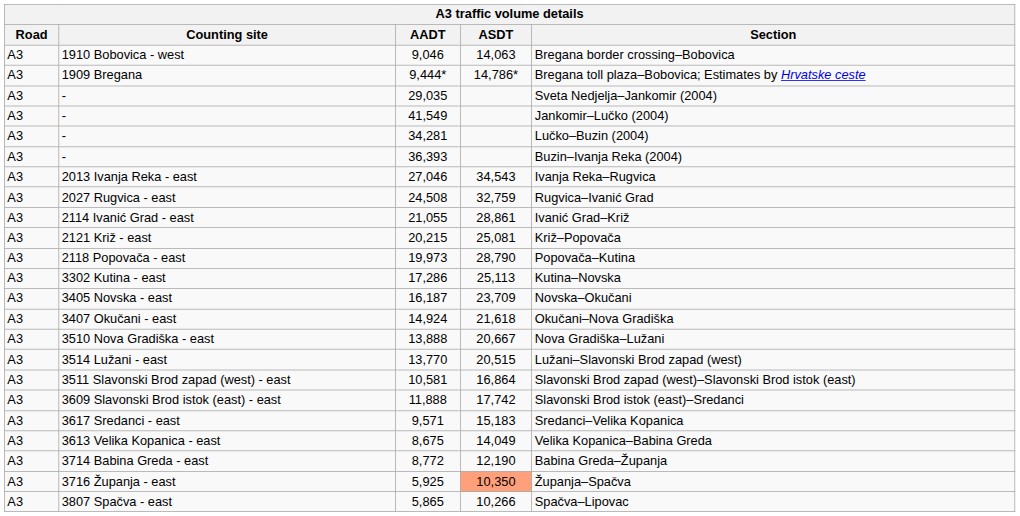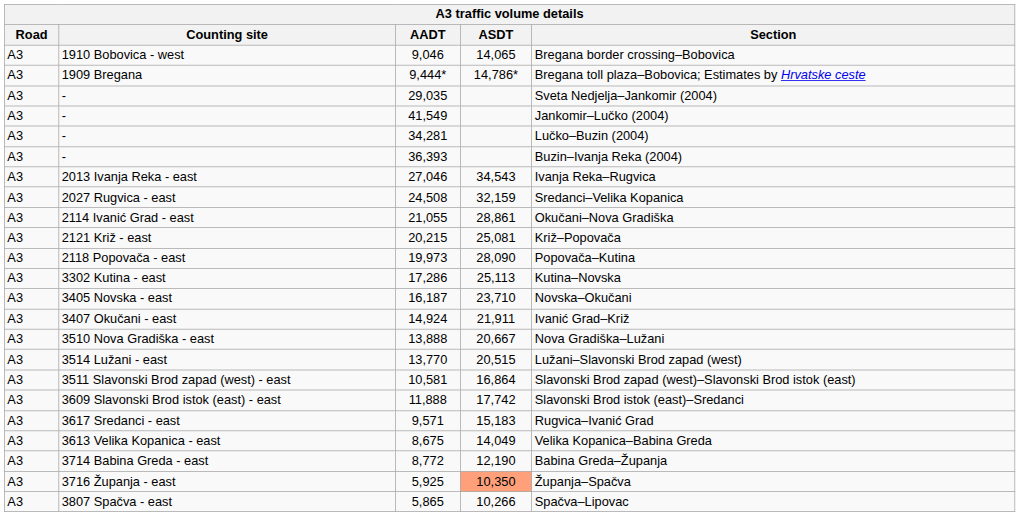(496, 55) 14,063 -> (496, 55) 14,065
(496, 197) 32,759 -> (496, 197) 32,159
(594, 197) Rugvica–Ivanić Grad -> (609, 197) Sredanci–Velika Kopanica
(582, 217) Ivanić Grad–Križ -> (604, 217) Okučani–Nova Gradiška
(496, 258) 28,790 -> (496, 258) 28,090
(496, 298) 23,709 -> (496, 298) 23,710
(496, 319) 21,618 -> (496, 319) 21,911
(604, 319) Okučani–Nova Gradiška -> (582, 319) Ivanić Grad–Križ
(609, 420) Sredanci–Velika Kopanica -> (594, 420) Rugvica–Ivanić Grad
